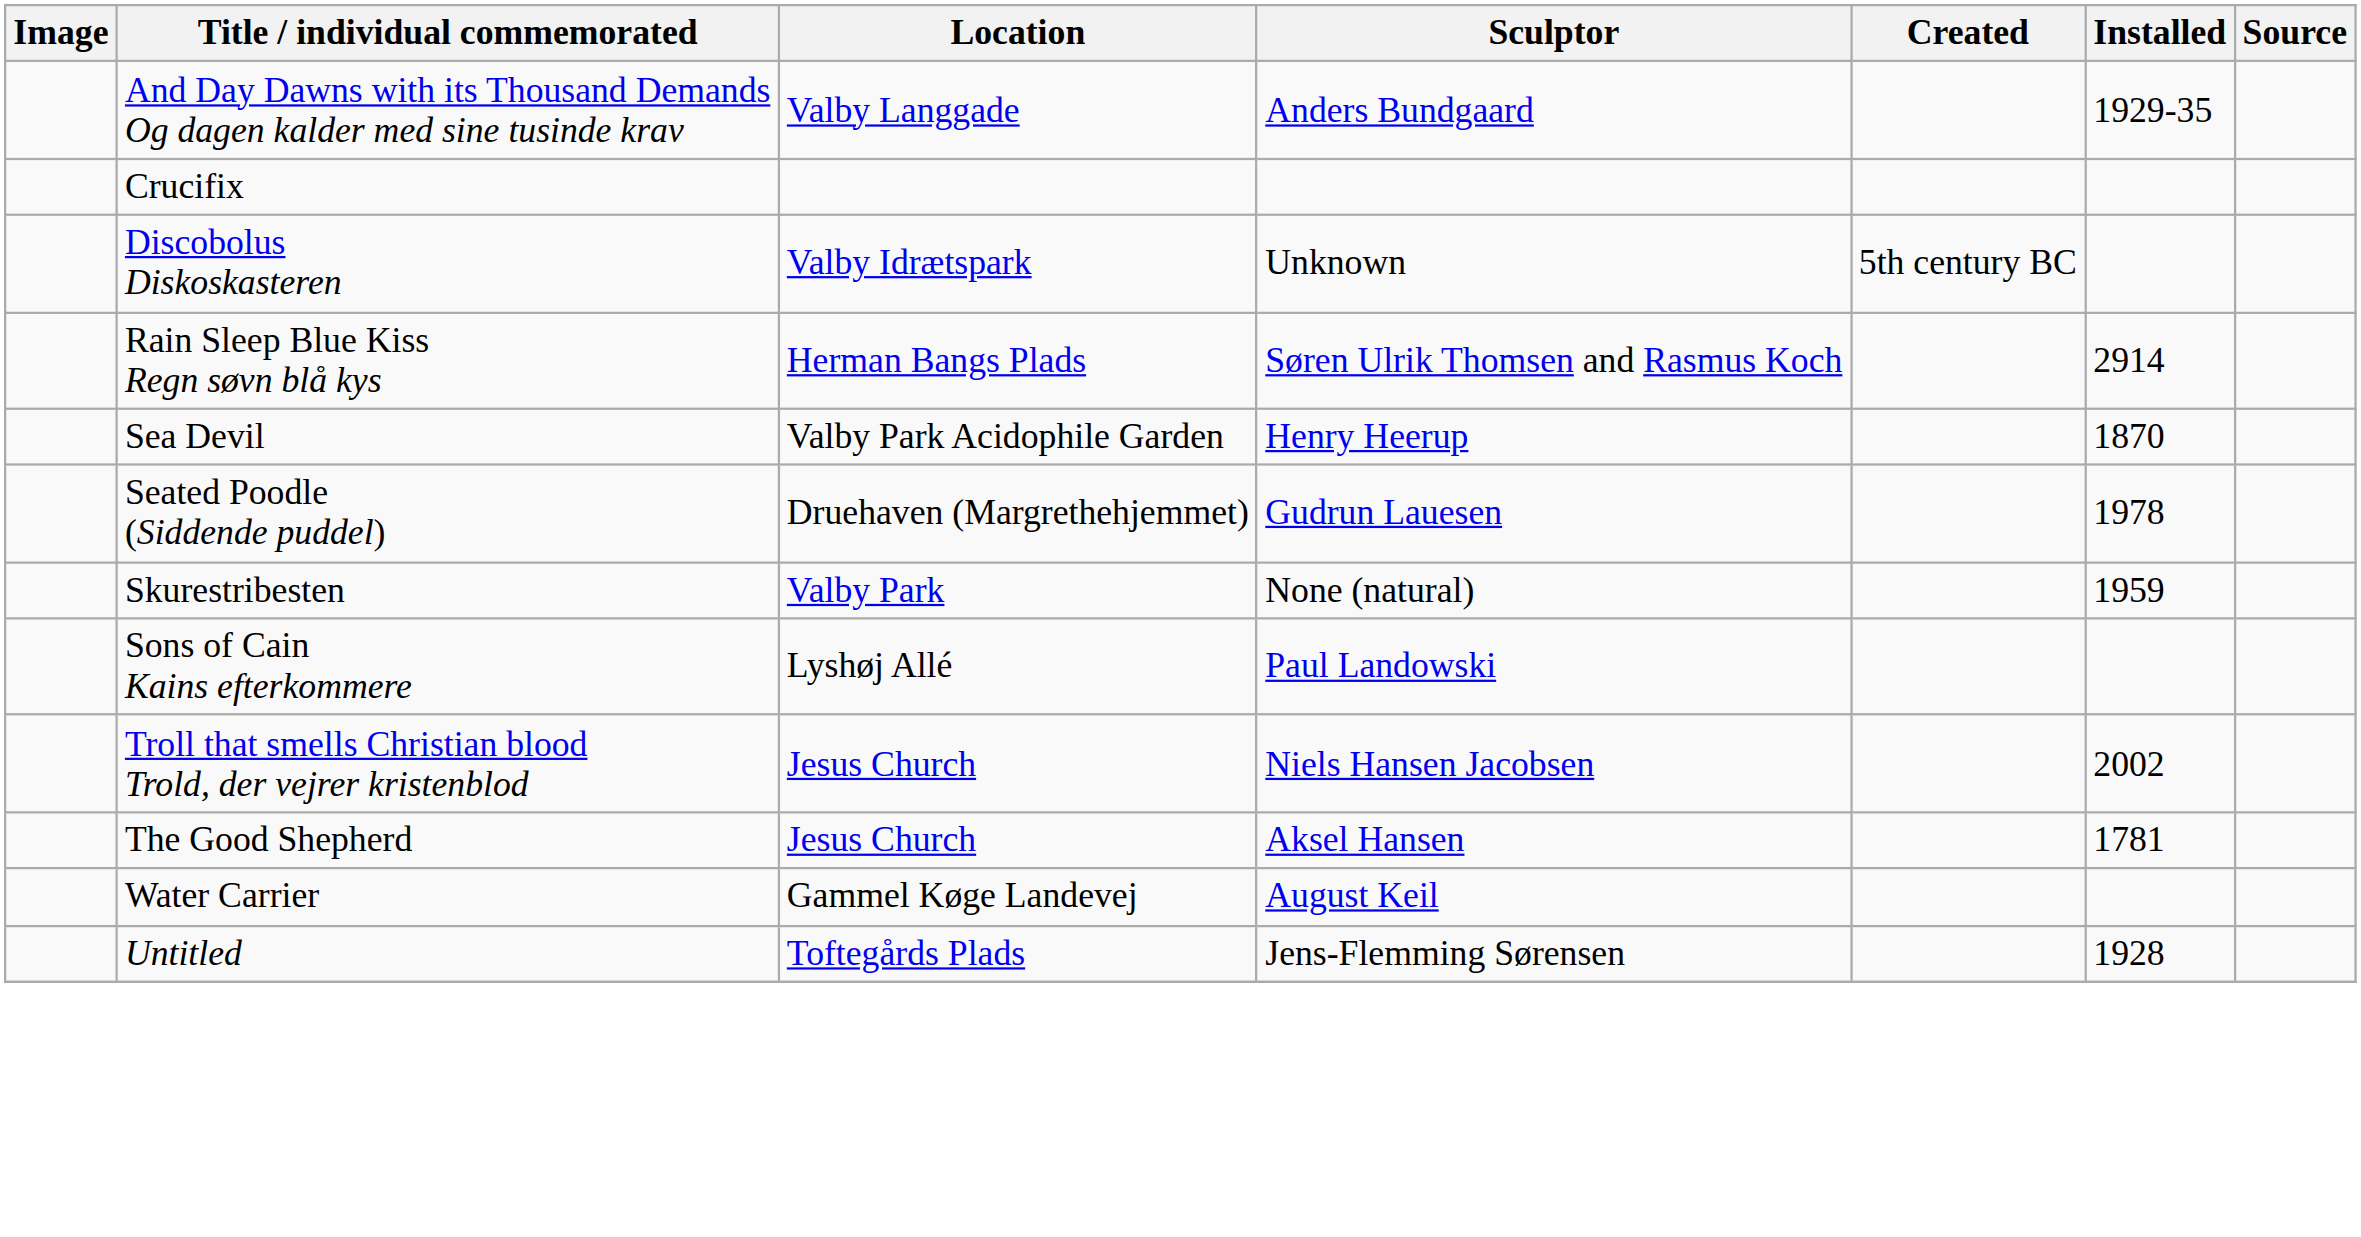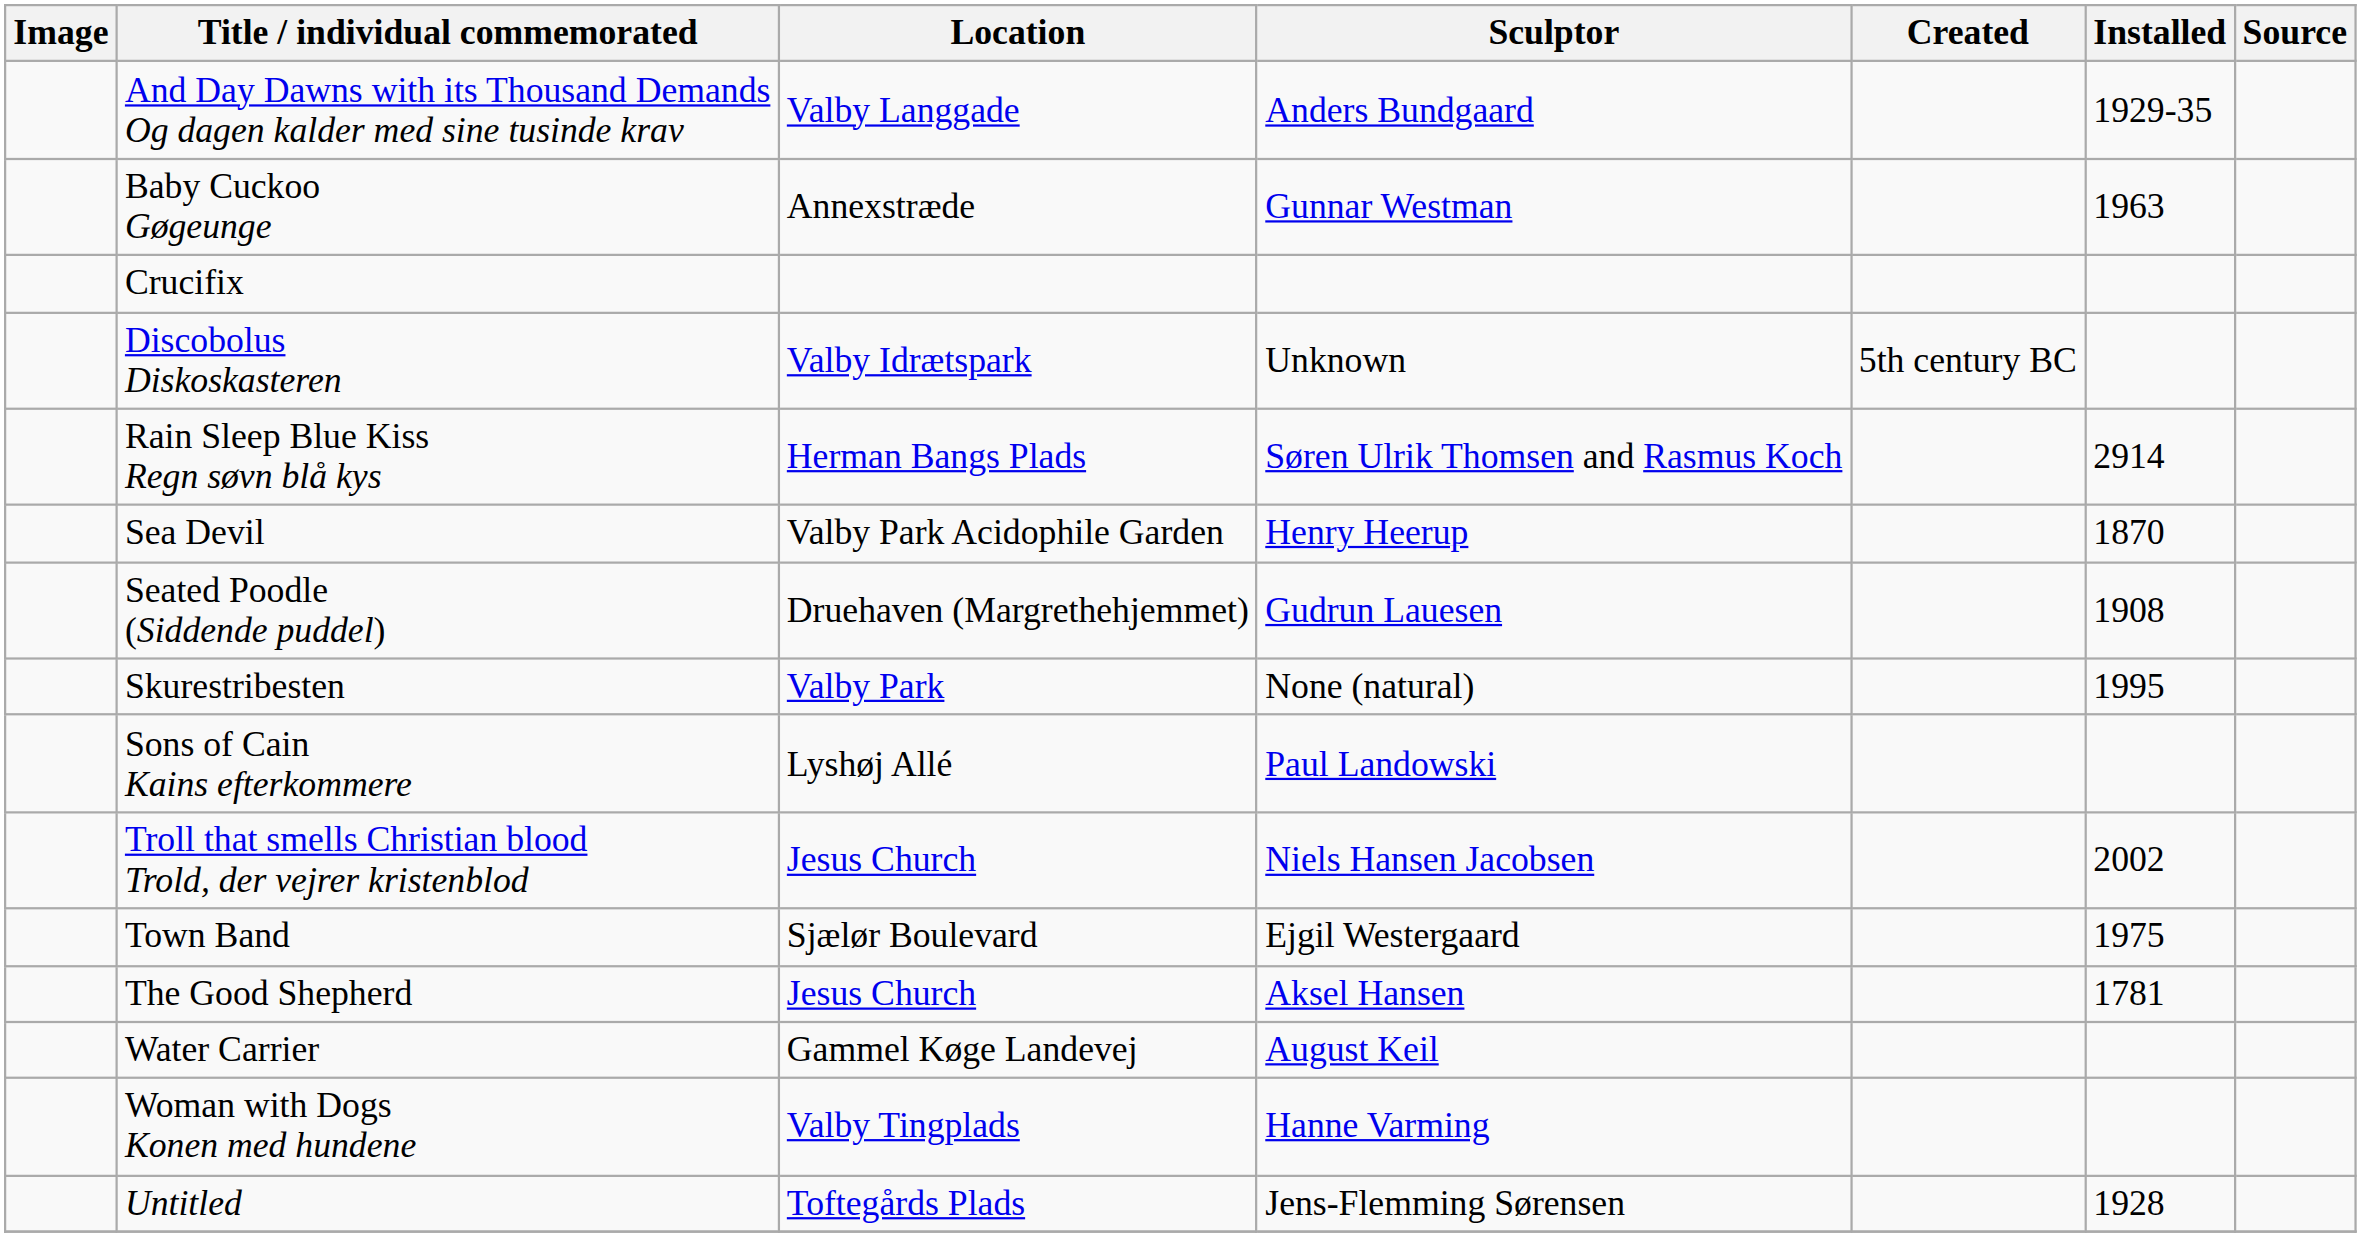+ row: (223, 206)
(2129, 512) 1978 -> (2129, 609) 1908
(2129, 589) 1959 -> (2129, 686) 1995
+ row: (207, 936)
+ row: (271, 1126)
